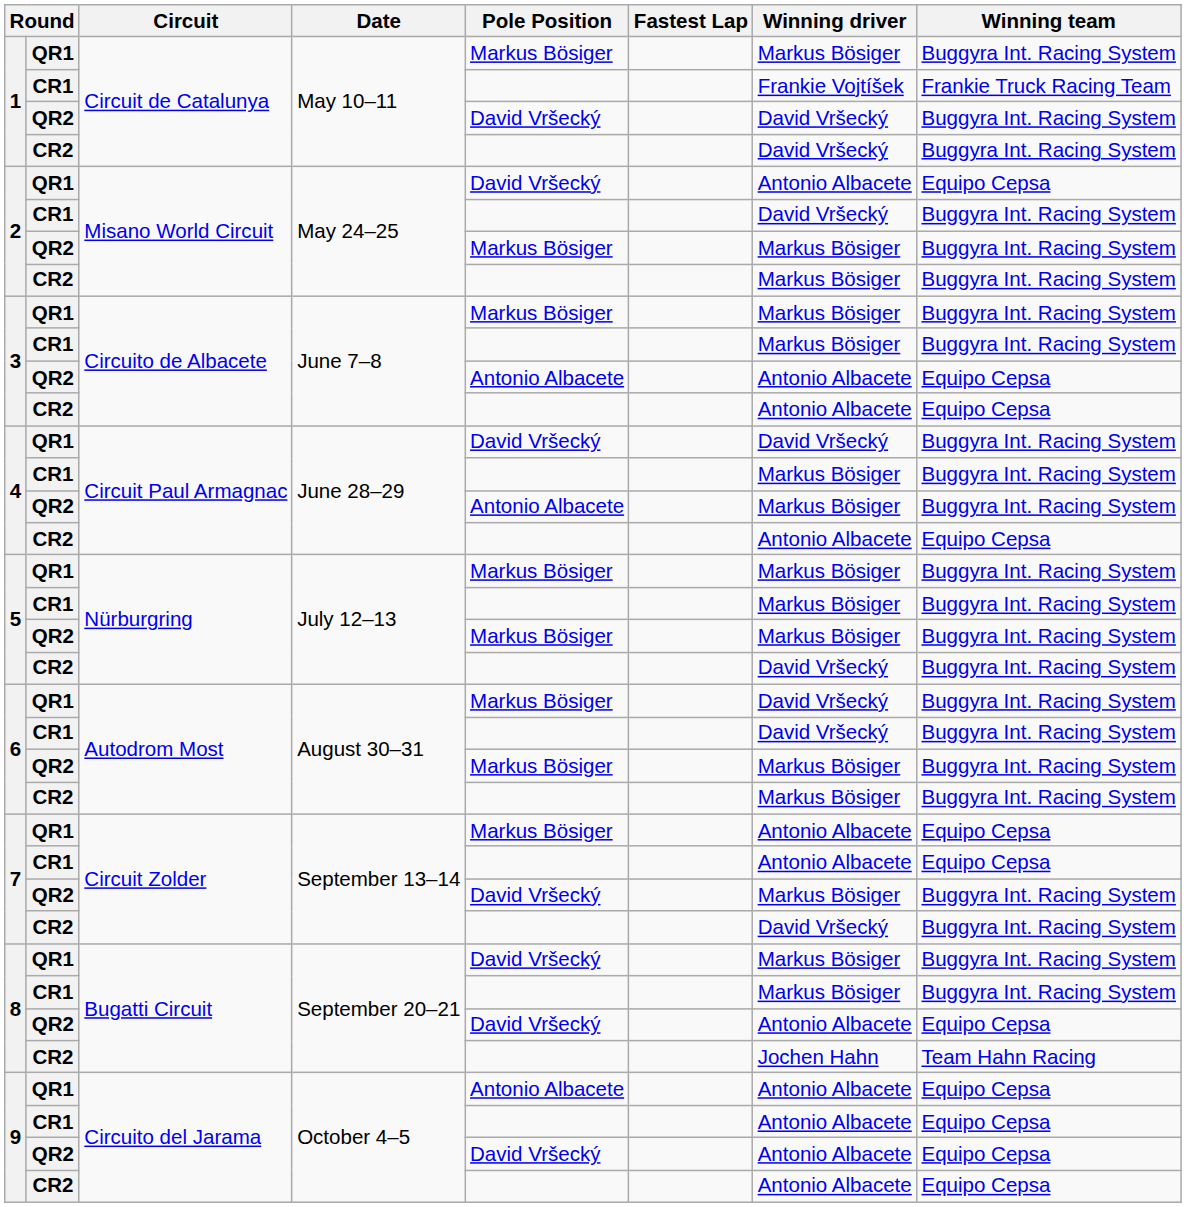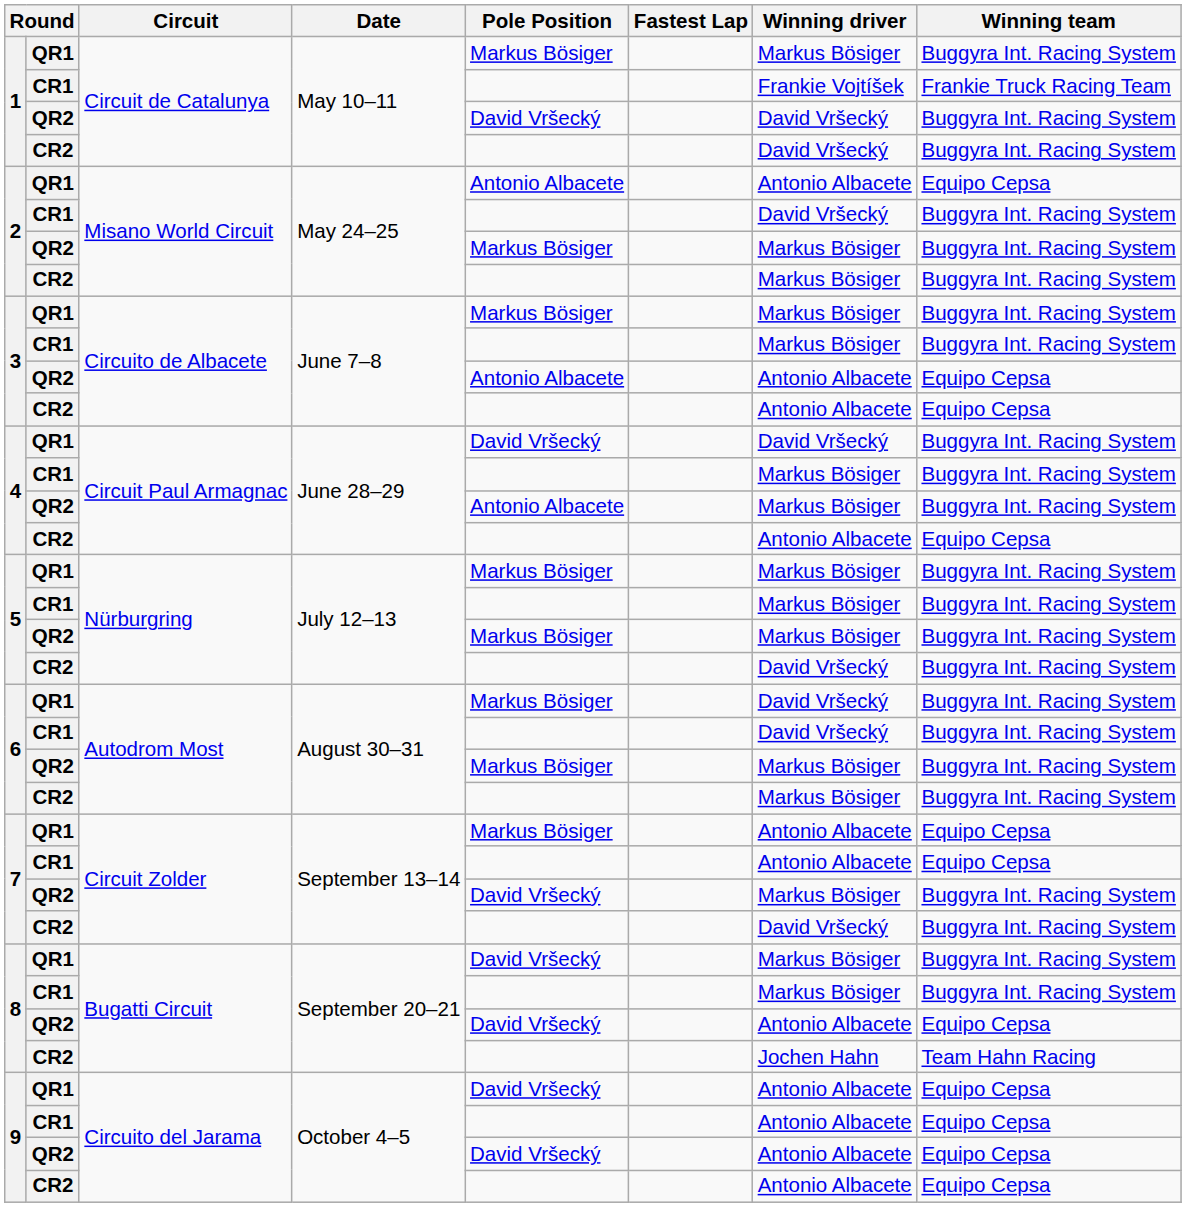(535, 182) David Vršecký -> (547, 182) Antonio Albacete
(547, 1089) Antonio Albacete -> (535, 1089) David Vršecký
